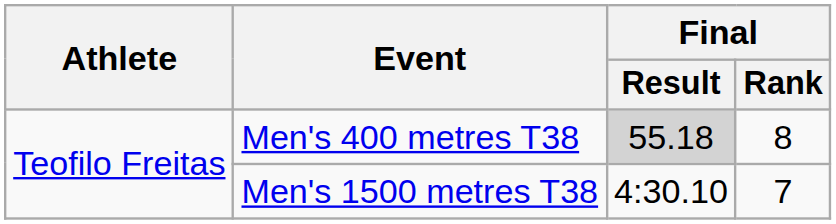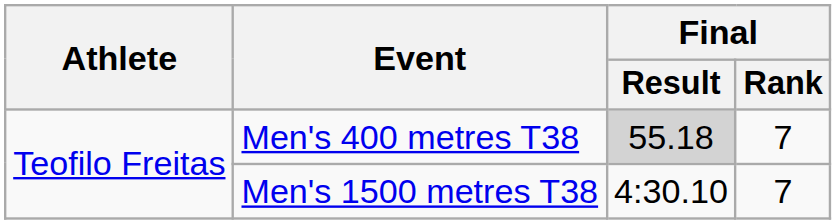(783, 137) 8 -> (783, 137) 7
